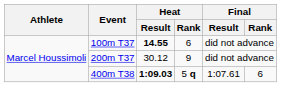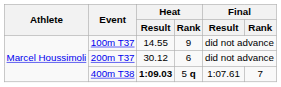(156, 43) bold -> (156, 43) normal
(189, 43) 6 -> (189, 43) 9
(189, 58) 9 -> (189, 58) 6
(260, 74) 6 -> (260, 74) 7
